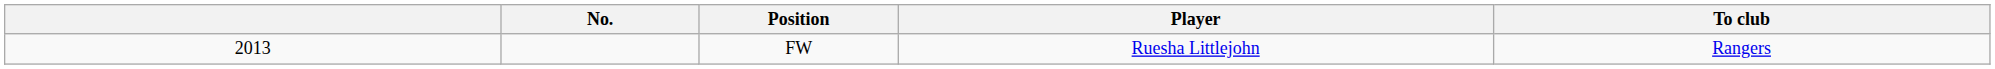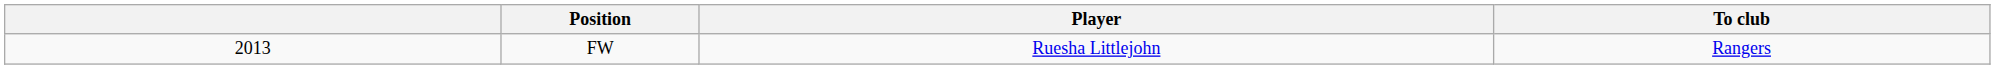- column: (600, 18)
